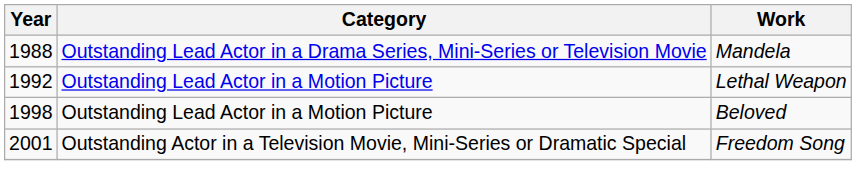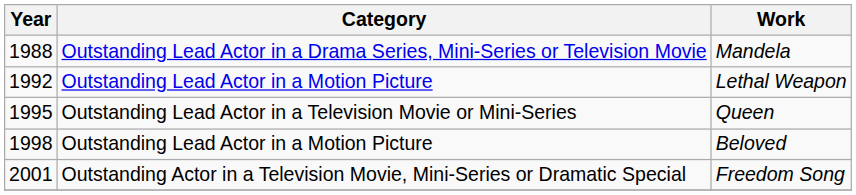+ row: (745, 112)
